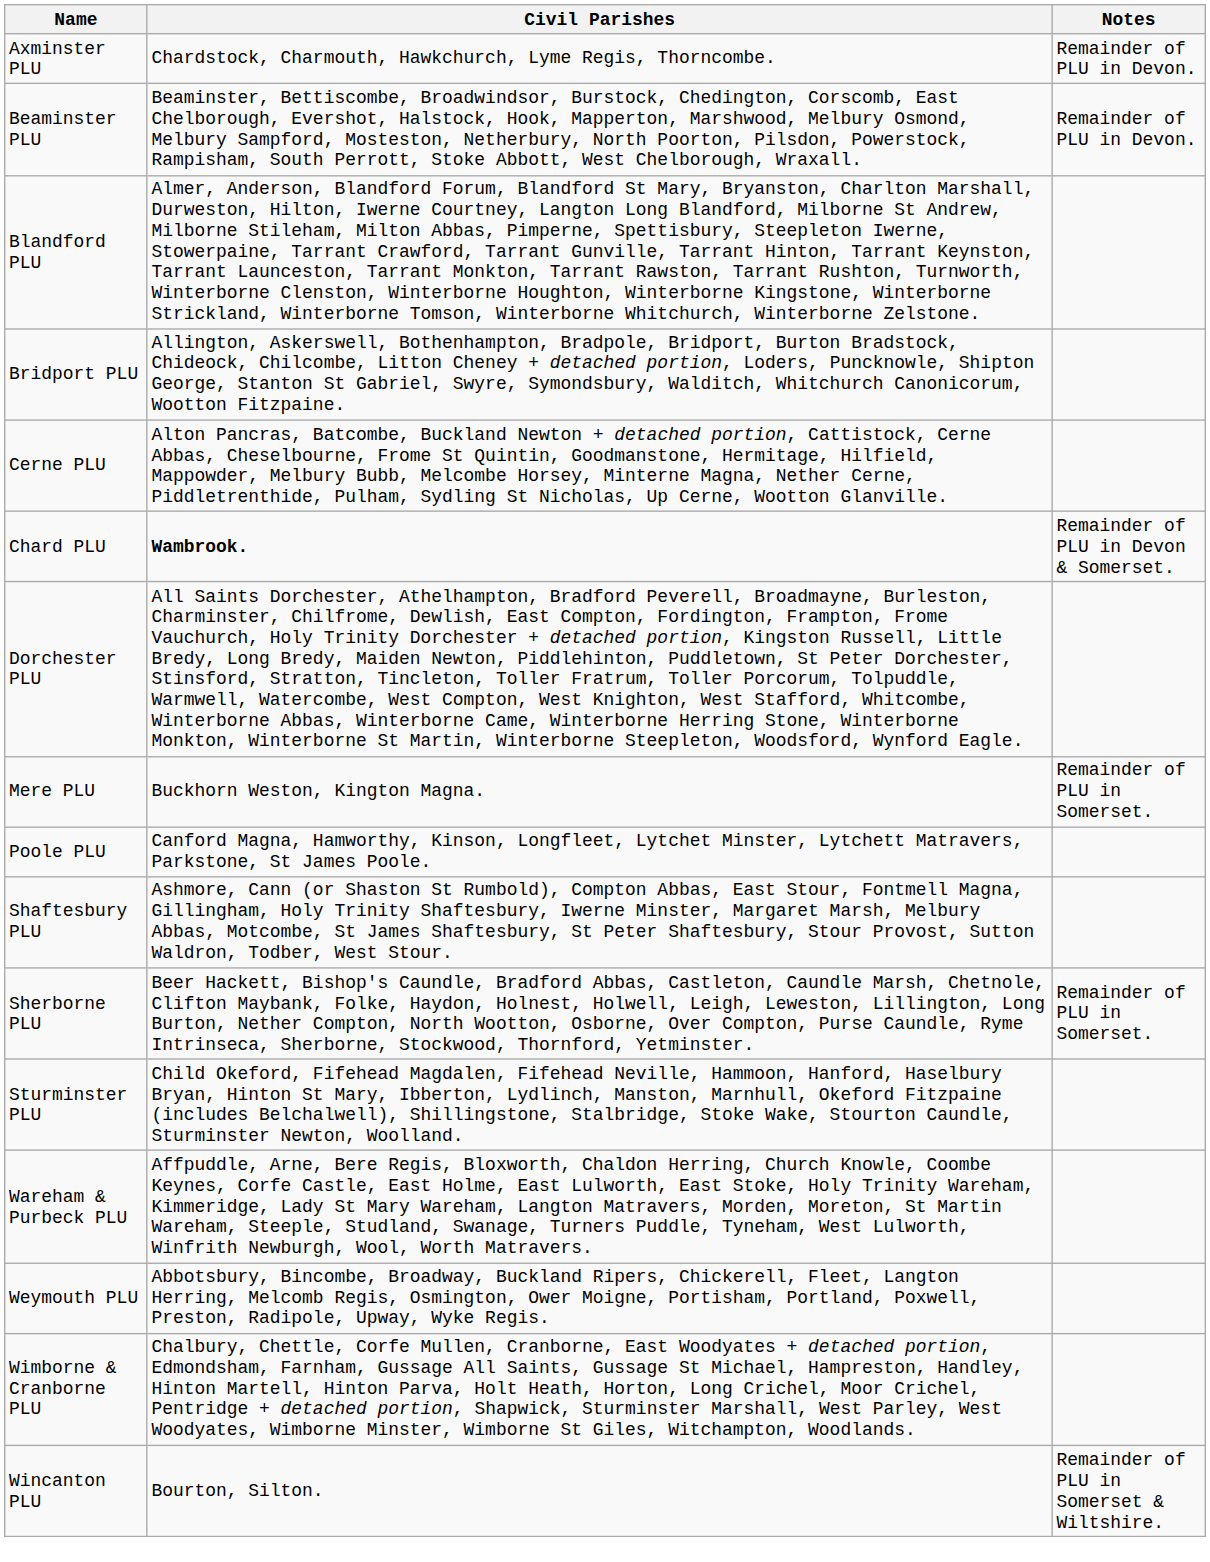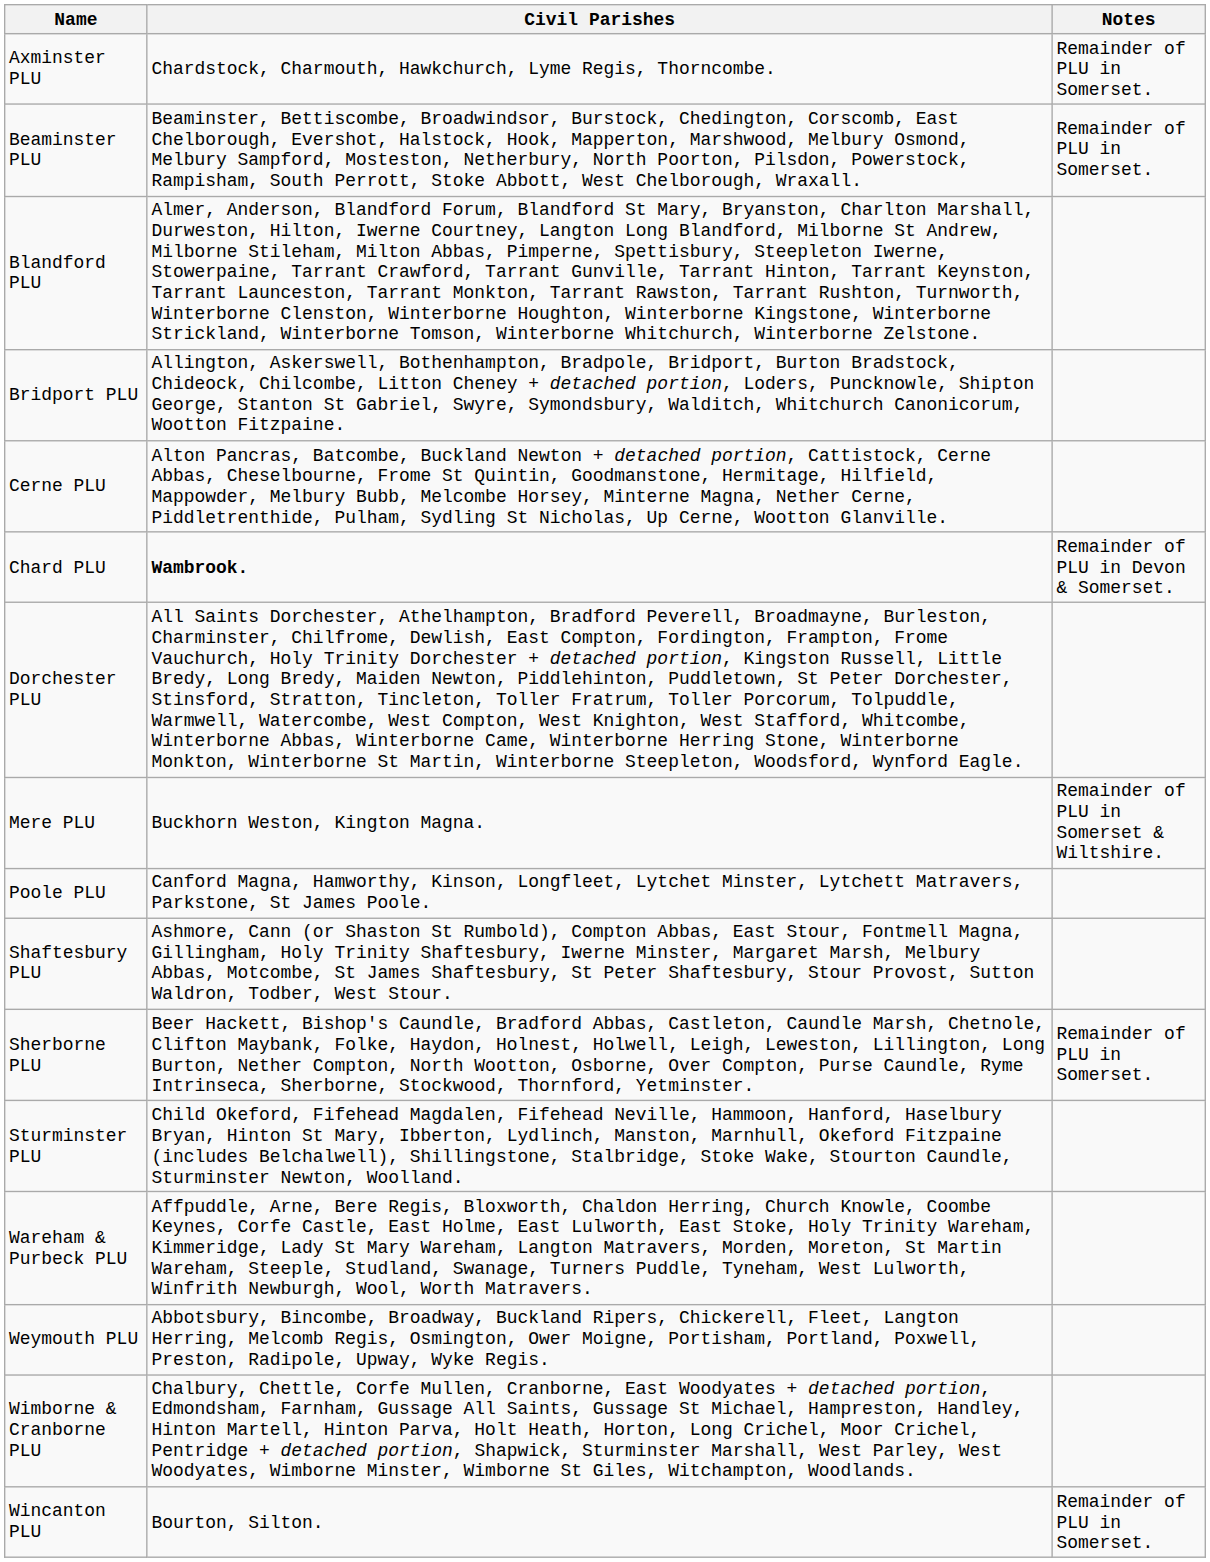(1126, 59) Remainder of PLU in Devon. -> (1121, 69) Remainder of PLU in Somerset.
(1126, 130) Remainder of PLU in Devon. -> (1121, 150) Remainder of PLU in Somerset.
(1121, 791) Remainder of PLU in Somerset. -> (1121, 822) Remainder of PLU in Somerset & Wiltshire.
(1121, 1491) Remainder of PLU in Somerset & Wiltshire. -> (1121, 1522) Remainder of PLU in Somerset.
